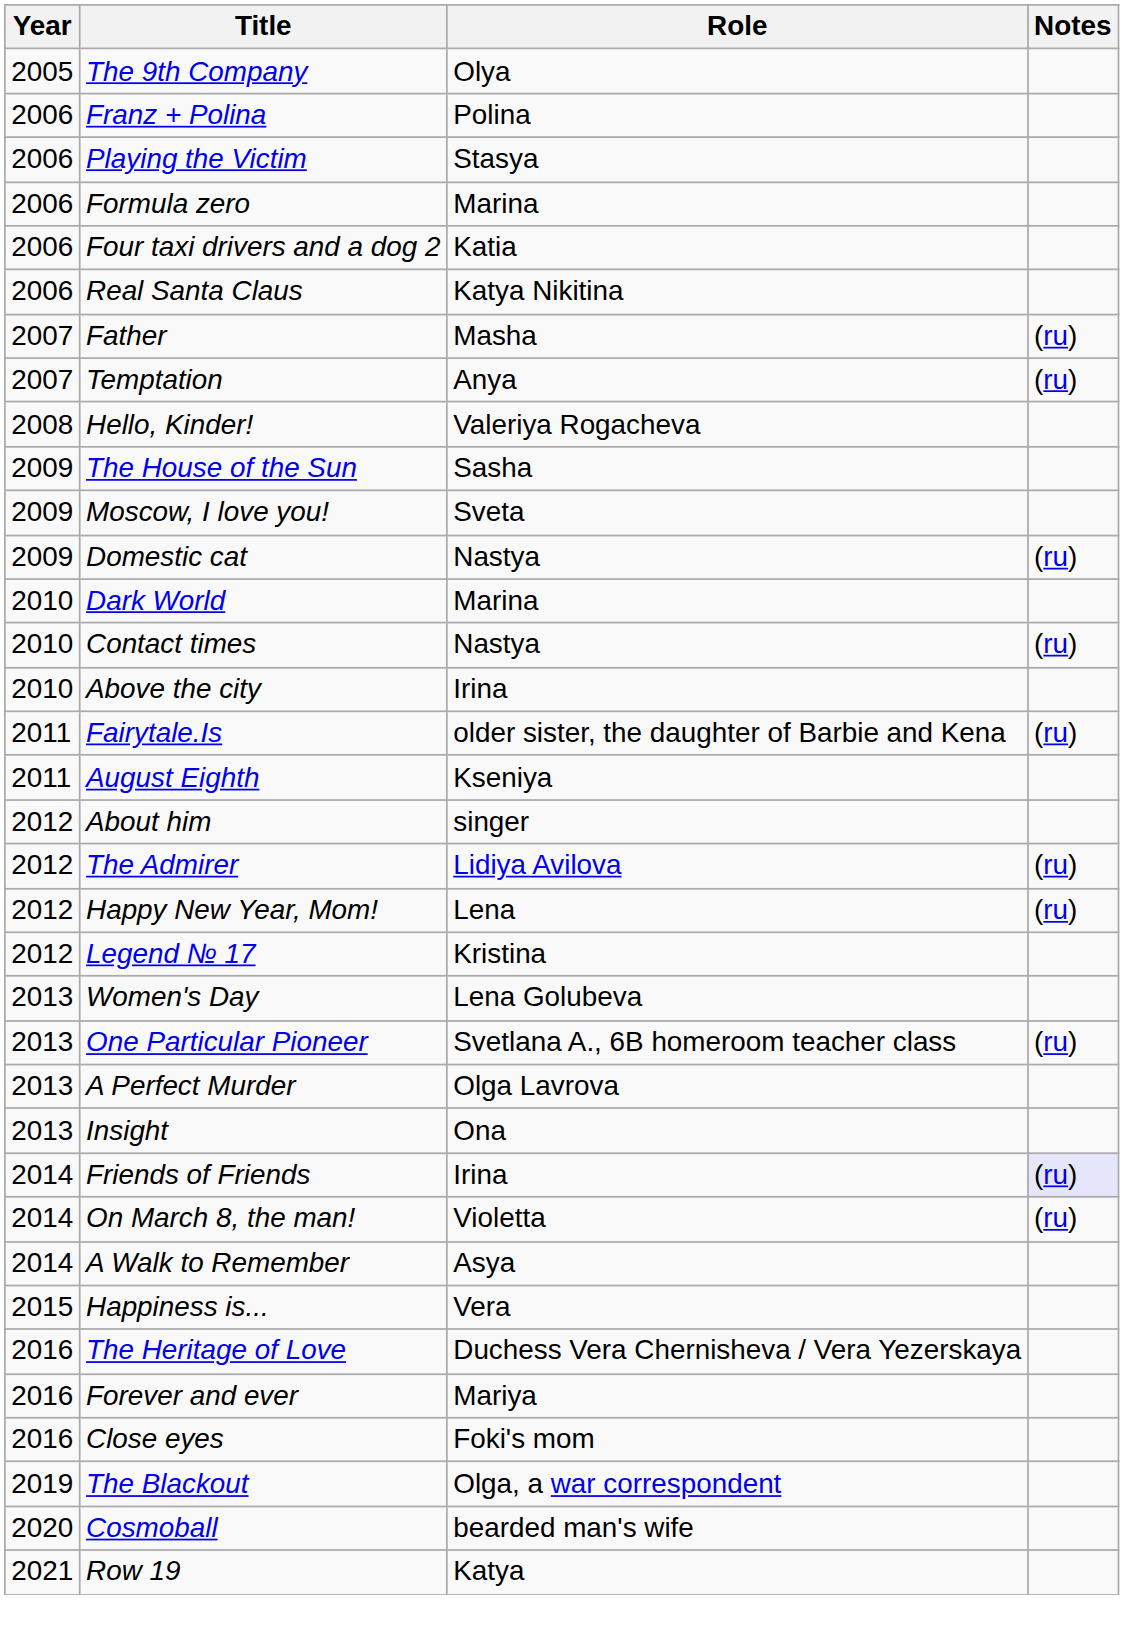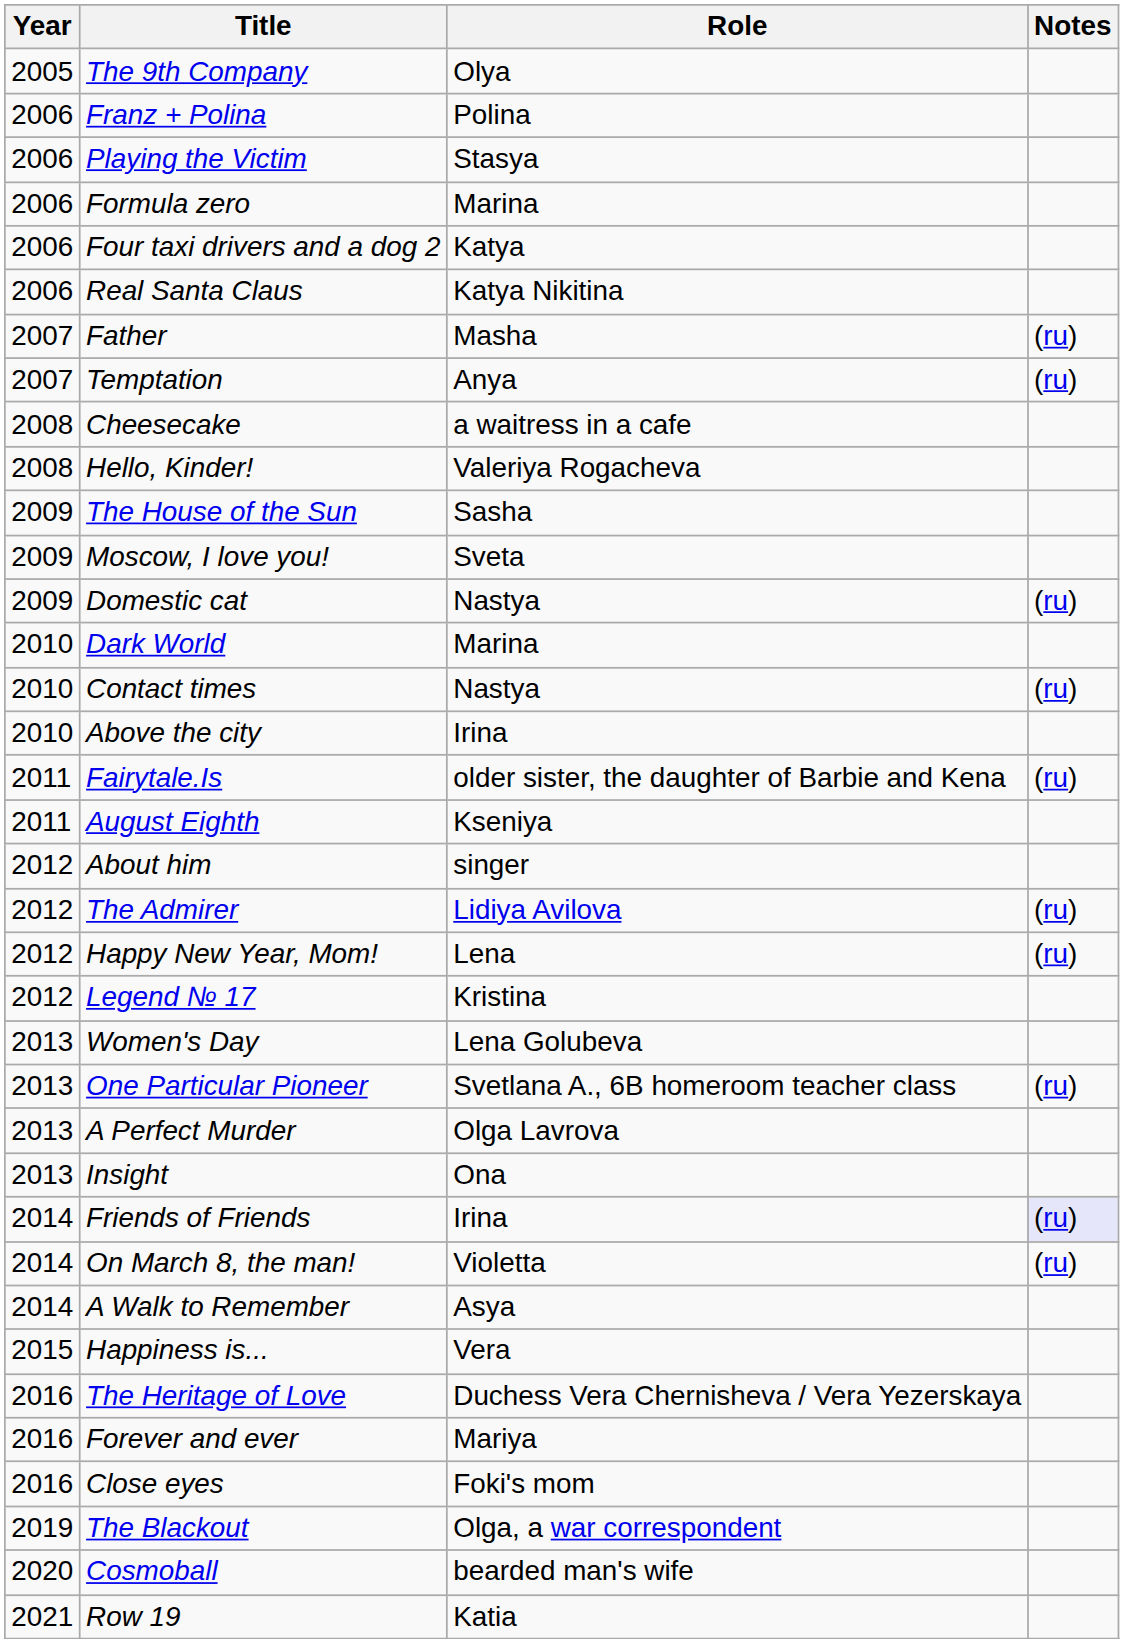(485, 247) Katia -> (489, 247) Katya
+ row: (163, 423)
(489, 1571) Katya -> (485, 1616) Katia
